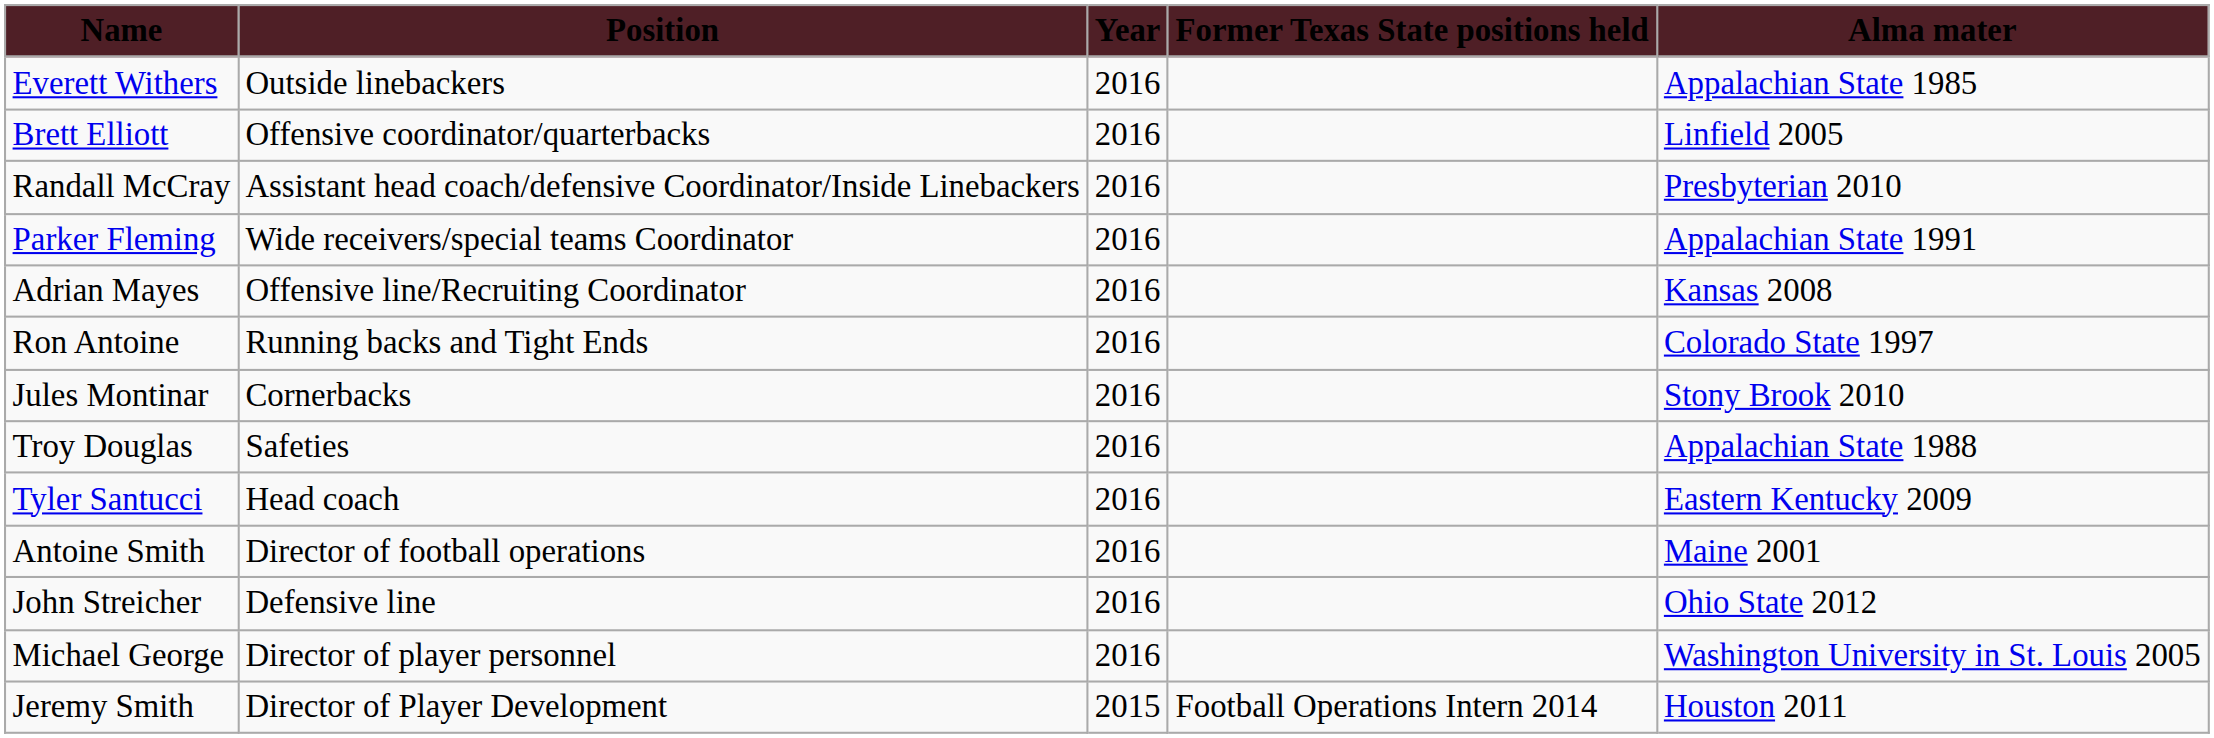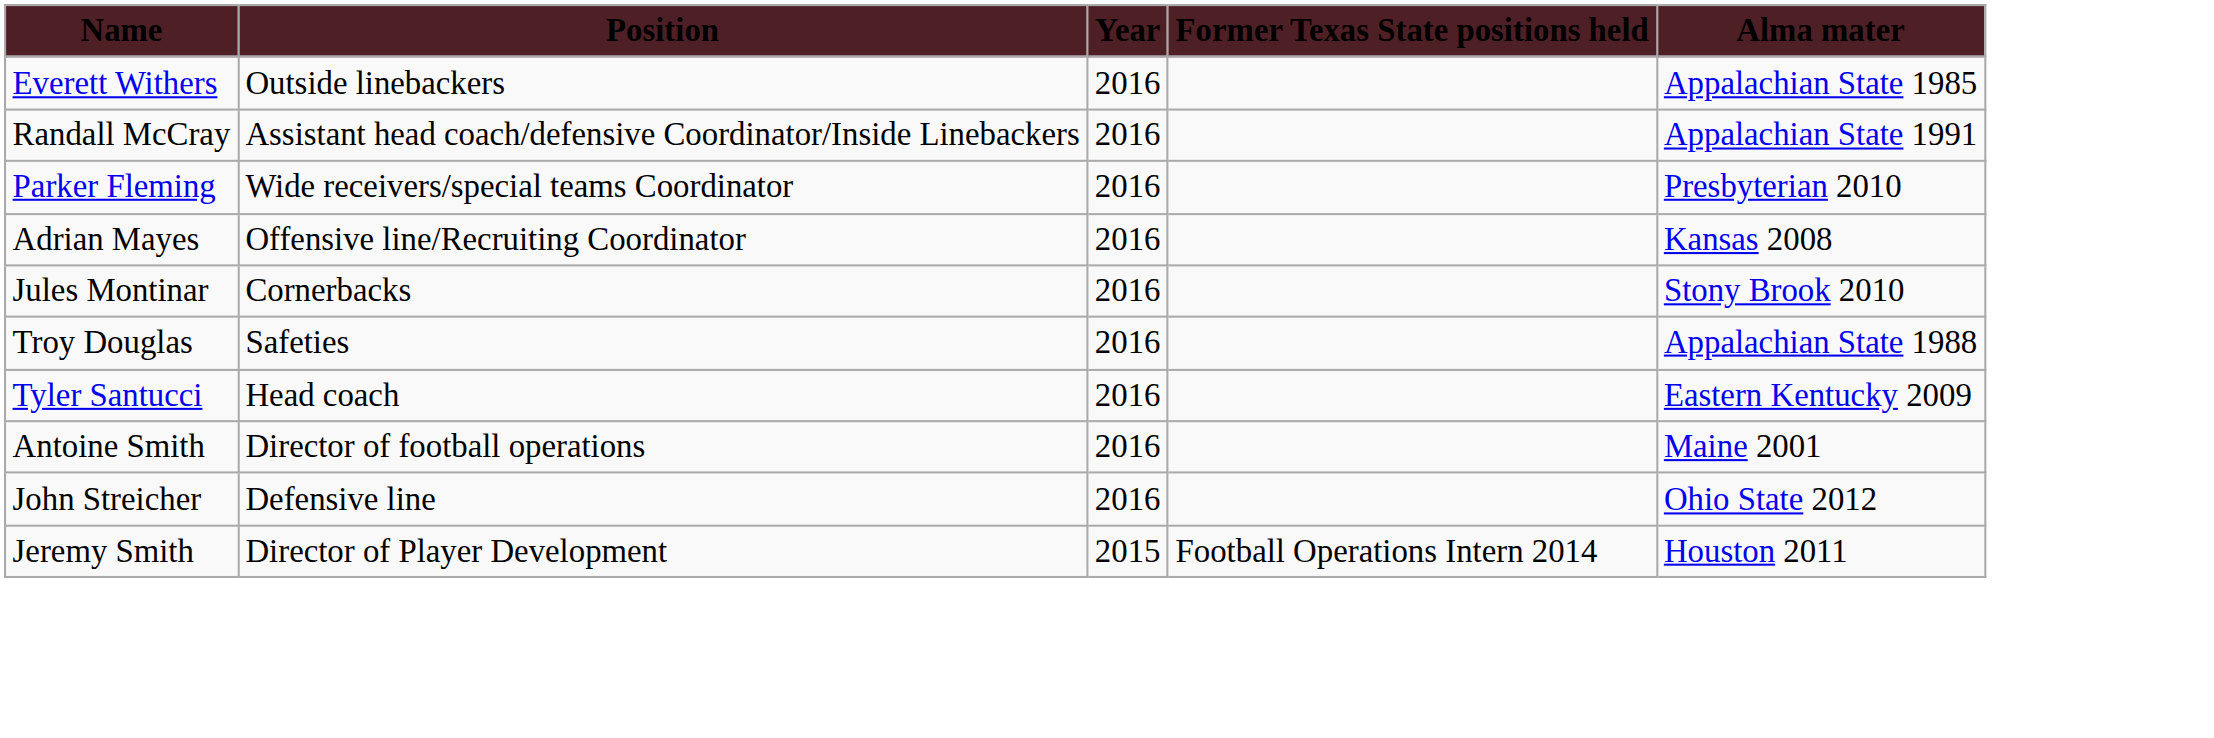- row: (90, 134)
(1783, 186) Presbyterian 2010 -> (1821, 134) Appalachian State 1991
(1821, 238) Appalachian State 1991 -> (1783, 186) Presbyterian 2010
- row: (96, 342)
- row: (118, 654)
